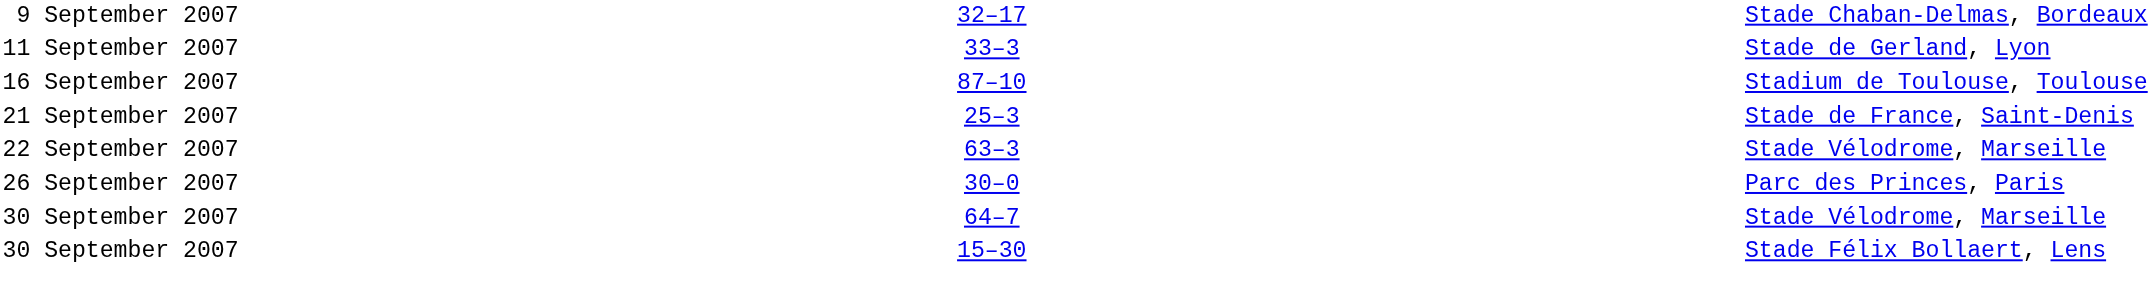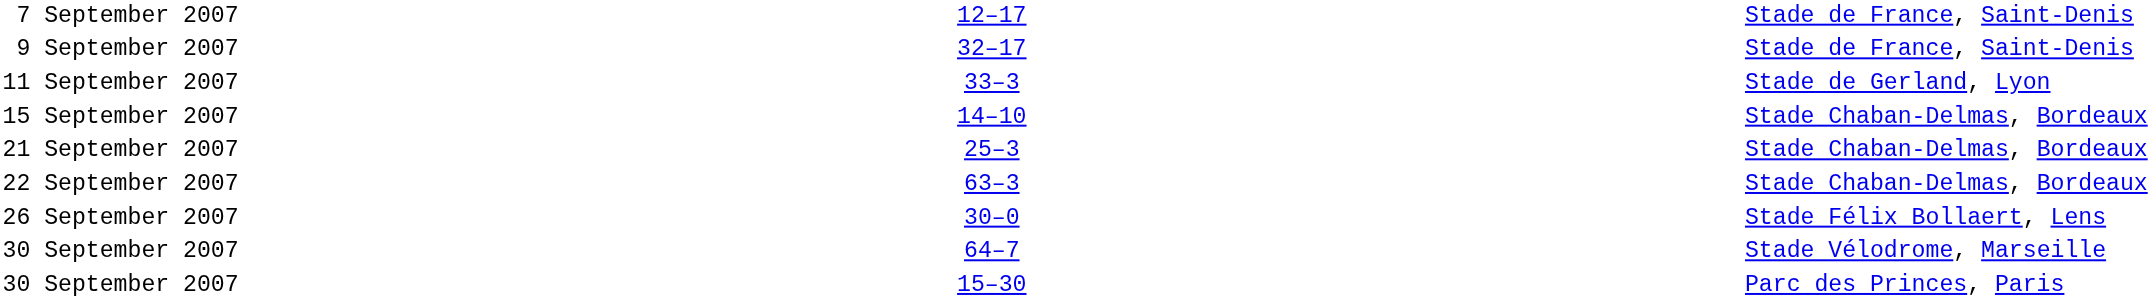+ row: (128, 16)
(1946, 16) Stade Chaban-Delmas, Bordeaux -> (1939, 49) Stade de France, Saint-Denis
+ row: (121, 117)
- row: (121, 83)
(1939, 117) Stade de France, Saint-Denis -> (1946, 150) Stade Chaban-Delmas, Bordeaux
(1926, 150) Stade Vélodrome, Marseille -> (1946, 184) Stade Chaban-Delmas, Bordeaux
(1905, 184) Parc des Princes, Paris -> (1926, 218) Stade Félix Bollaert, Lens
(1926, 251) Stade Félix Bollaert, Lens -> (1905, 285) Parc des Princes, Paris
